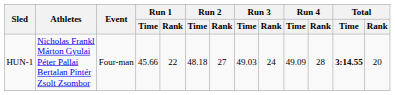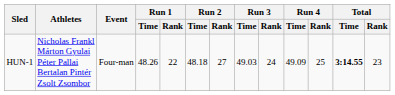(148, 62) 45.66 -> (148, 62) 48.26
(321, 62) 28 -> (321, 62) 25
(377, 62) 20 -> (377, 62) 23
